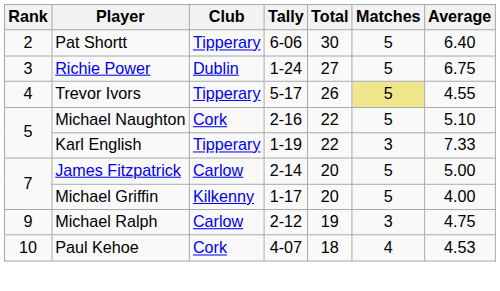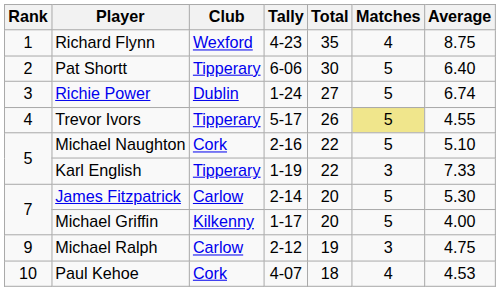+ row: (105, 42)
(460, 68) 6.75 -> (460, 94) 6.74
(460, 171) 5.00 -> (460, 196) 5.30
